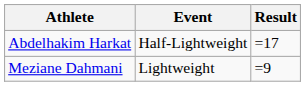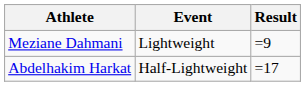rows swapped: (70, 43) <-> (65, 69)
